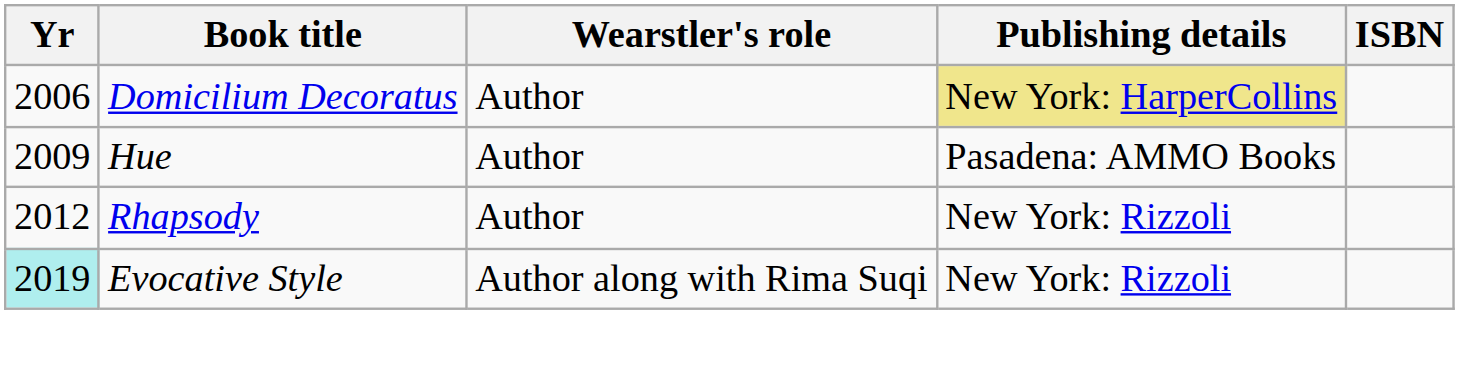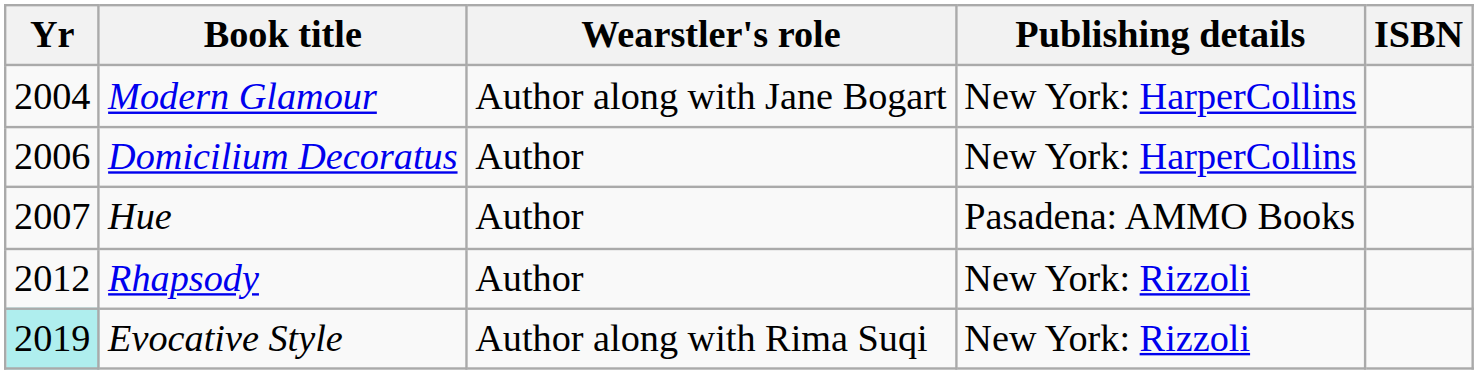+ row: (242, 95)
(1141, 95) khaki background -> (1160, 156) no background
(52, 156) 2009 -> (52, 216) 2007
